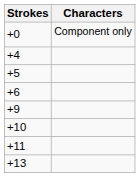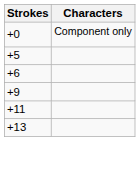- row: (13, 55)
- row: (17, 127)
